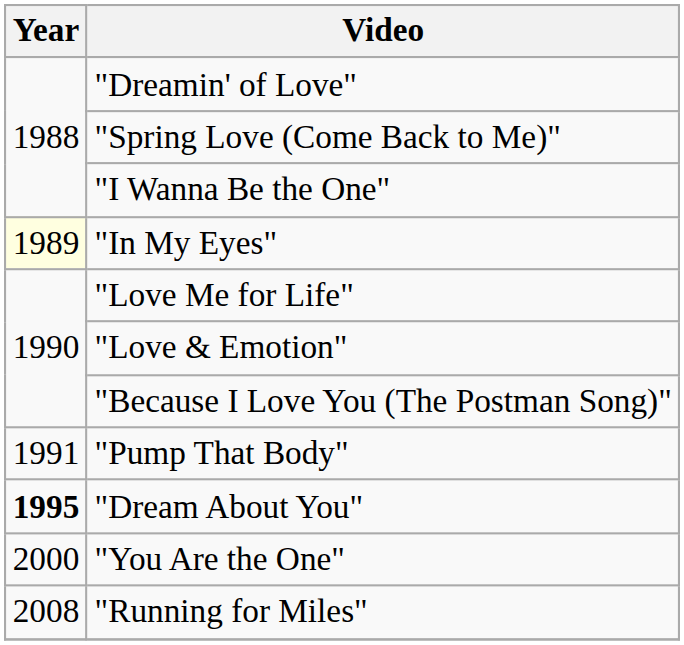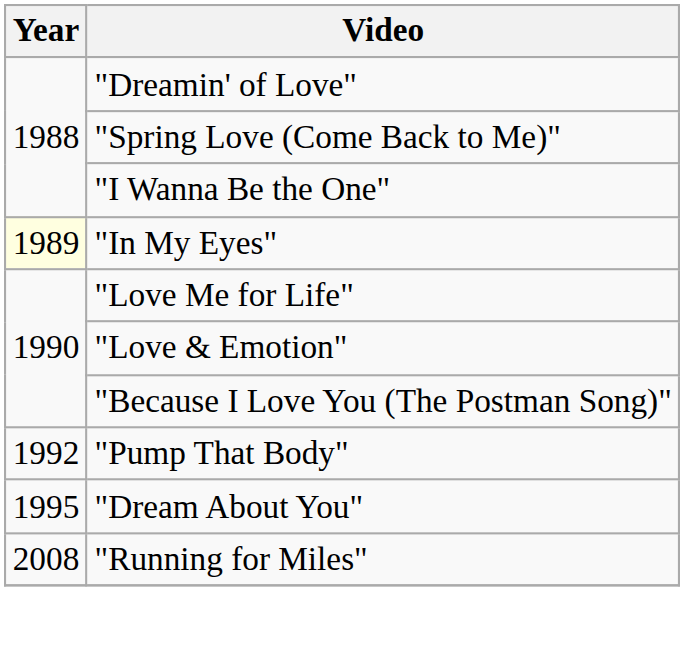(46, 453) 1991 -> (46, 453) 1992
(46, 505) bold -> (46, 505) normal
- row: (220, 558)
